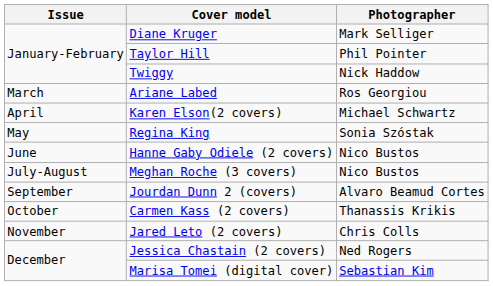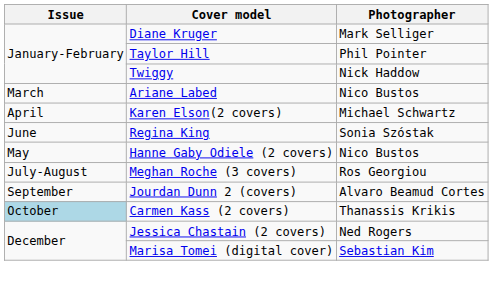(383, 93) Ros Georgiou -> (379, 93) Nico Bustos
(18, 133) May -> (22, 133) June
(22, 152) June -> (18, 152) May
(379, 172) Nico Bustos -> (383, 172) Ros Georgiou
(33, 211) no background -> (33, 211) lightblue background
- row: (206, 231)
